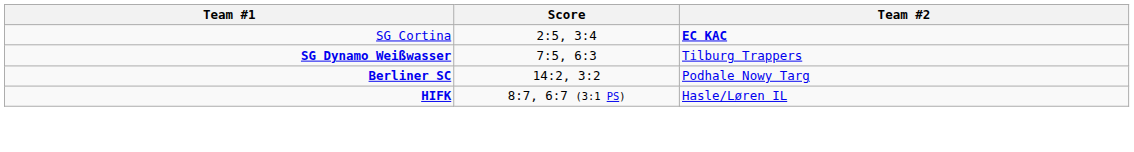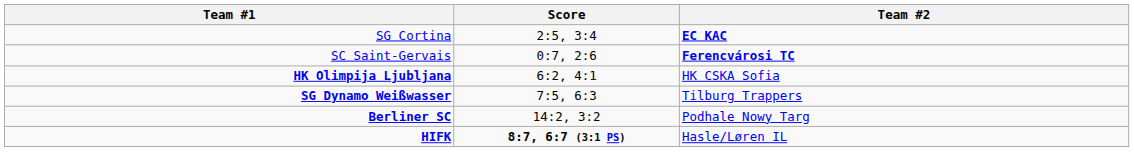+ row: (391, 55)
+ row: (372, 76)
(567, 96) normal -> (567, 137) bold
